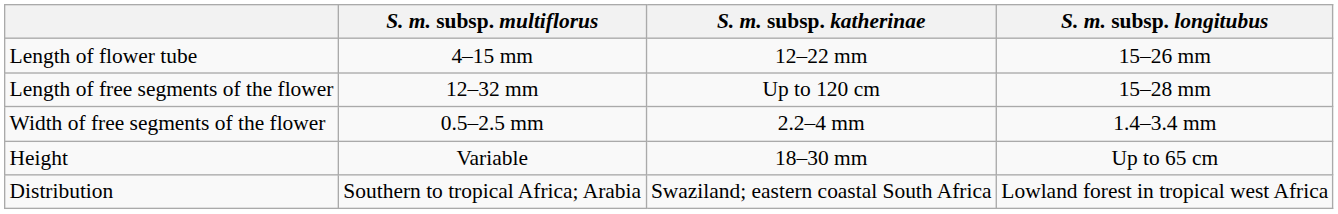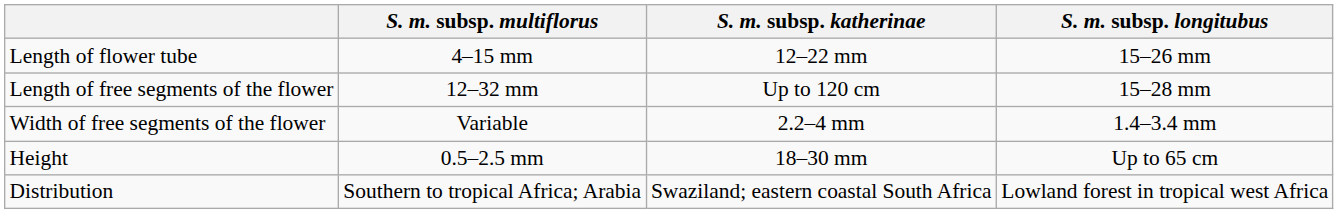(492, 123) 0.5–2.5 mm -> (492, 123) Variable
(492, 157) Variable -> (492, 157) 0.5–2.5 mm
